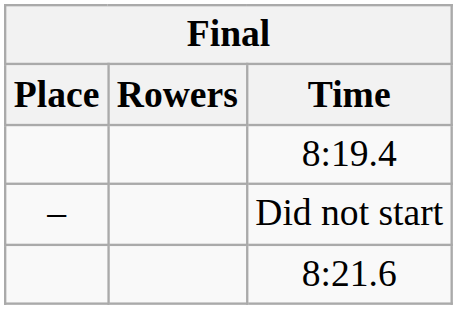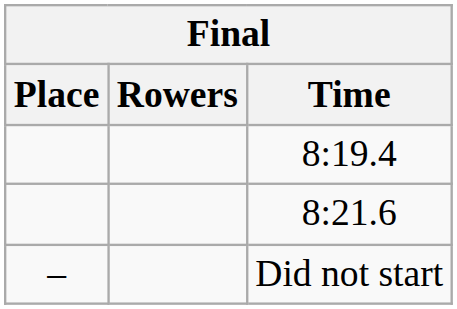rows swapped: (349, 272) <-> (349, 213)
